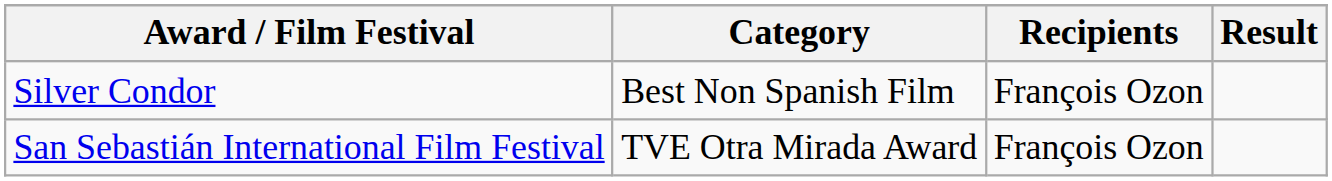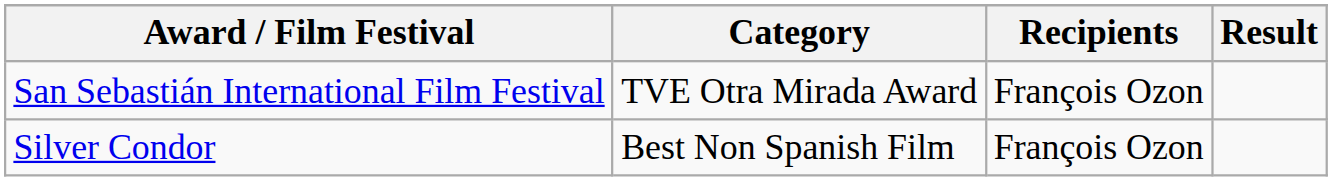rows swapped: (309, 146) <-> (114, 89)
